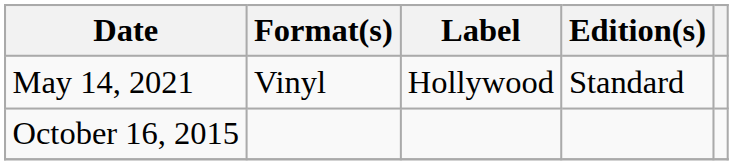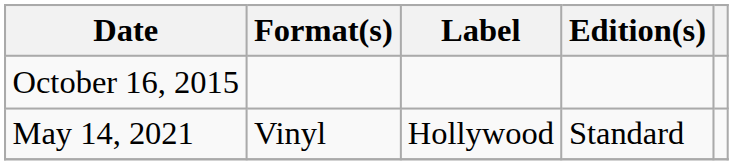rows swapped: (126, 133) <-> (103, 81)
